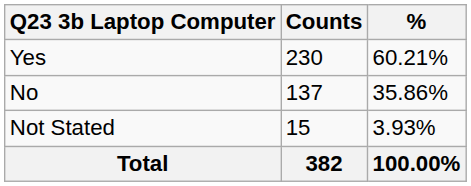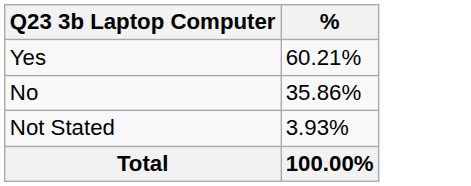- column: (324, 22)
